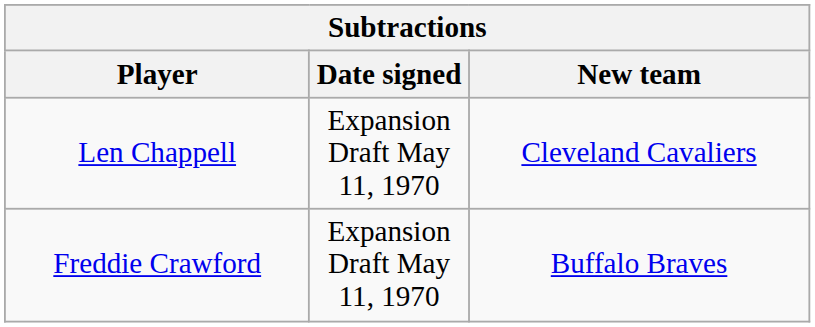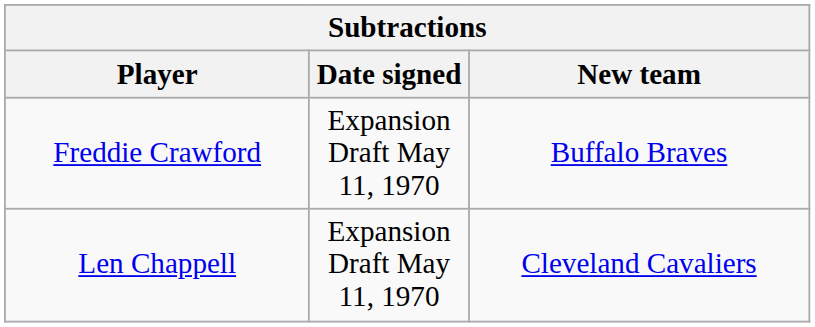rows swapped: (157, 152) <-> (157, 264)
